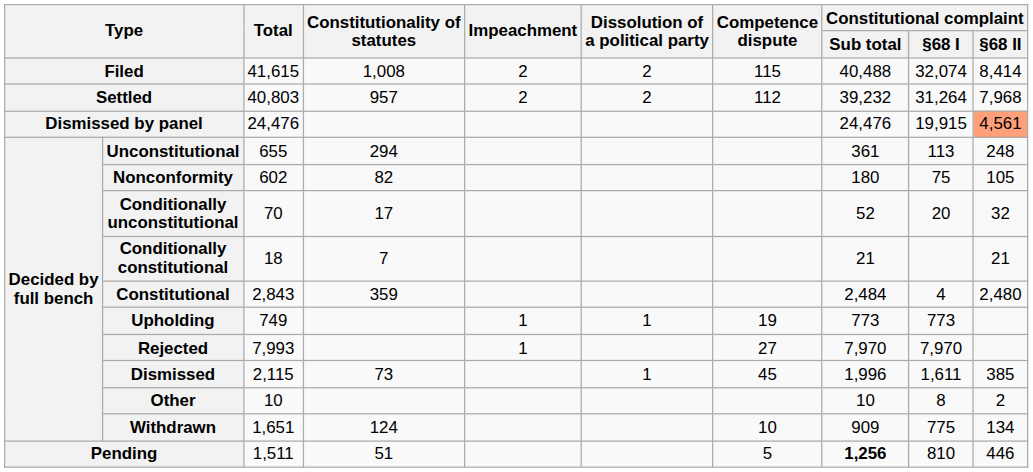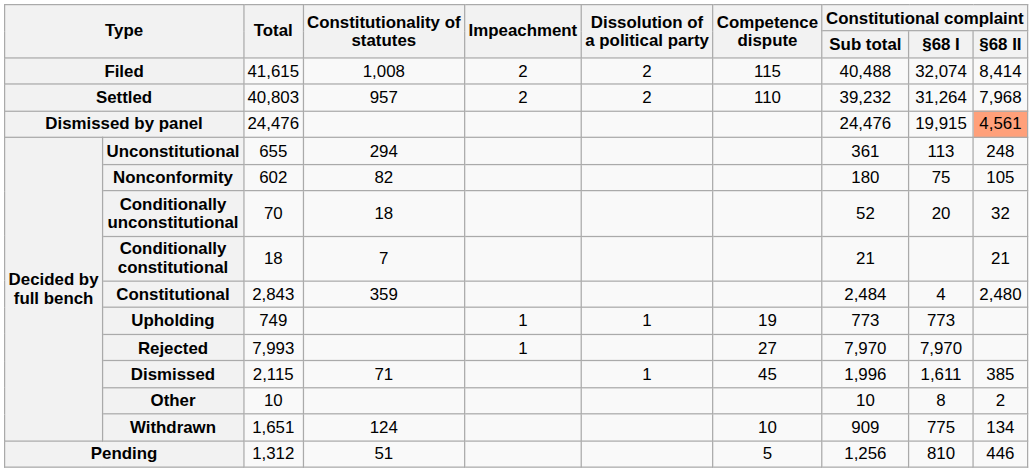(767, 97) 112 -> (767, 97) 110
(384, 213) 17 -> (384, 213) 18
(384, 374) 73 -> (384, 374) 71
(273, 453) 1,511 -> (273, 453) 1,312
(865, 453) bold -> (865, 453) normal
